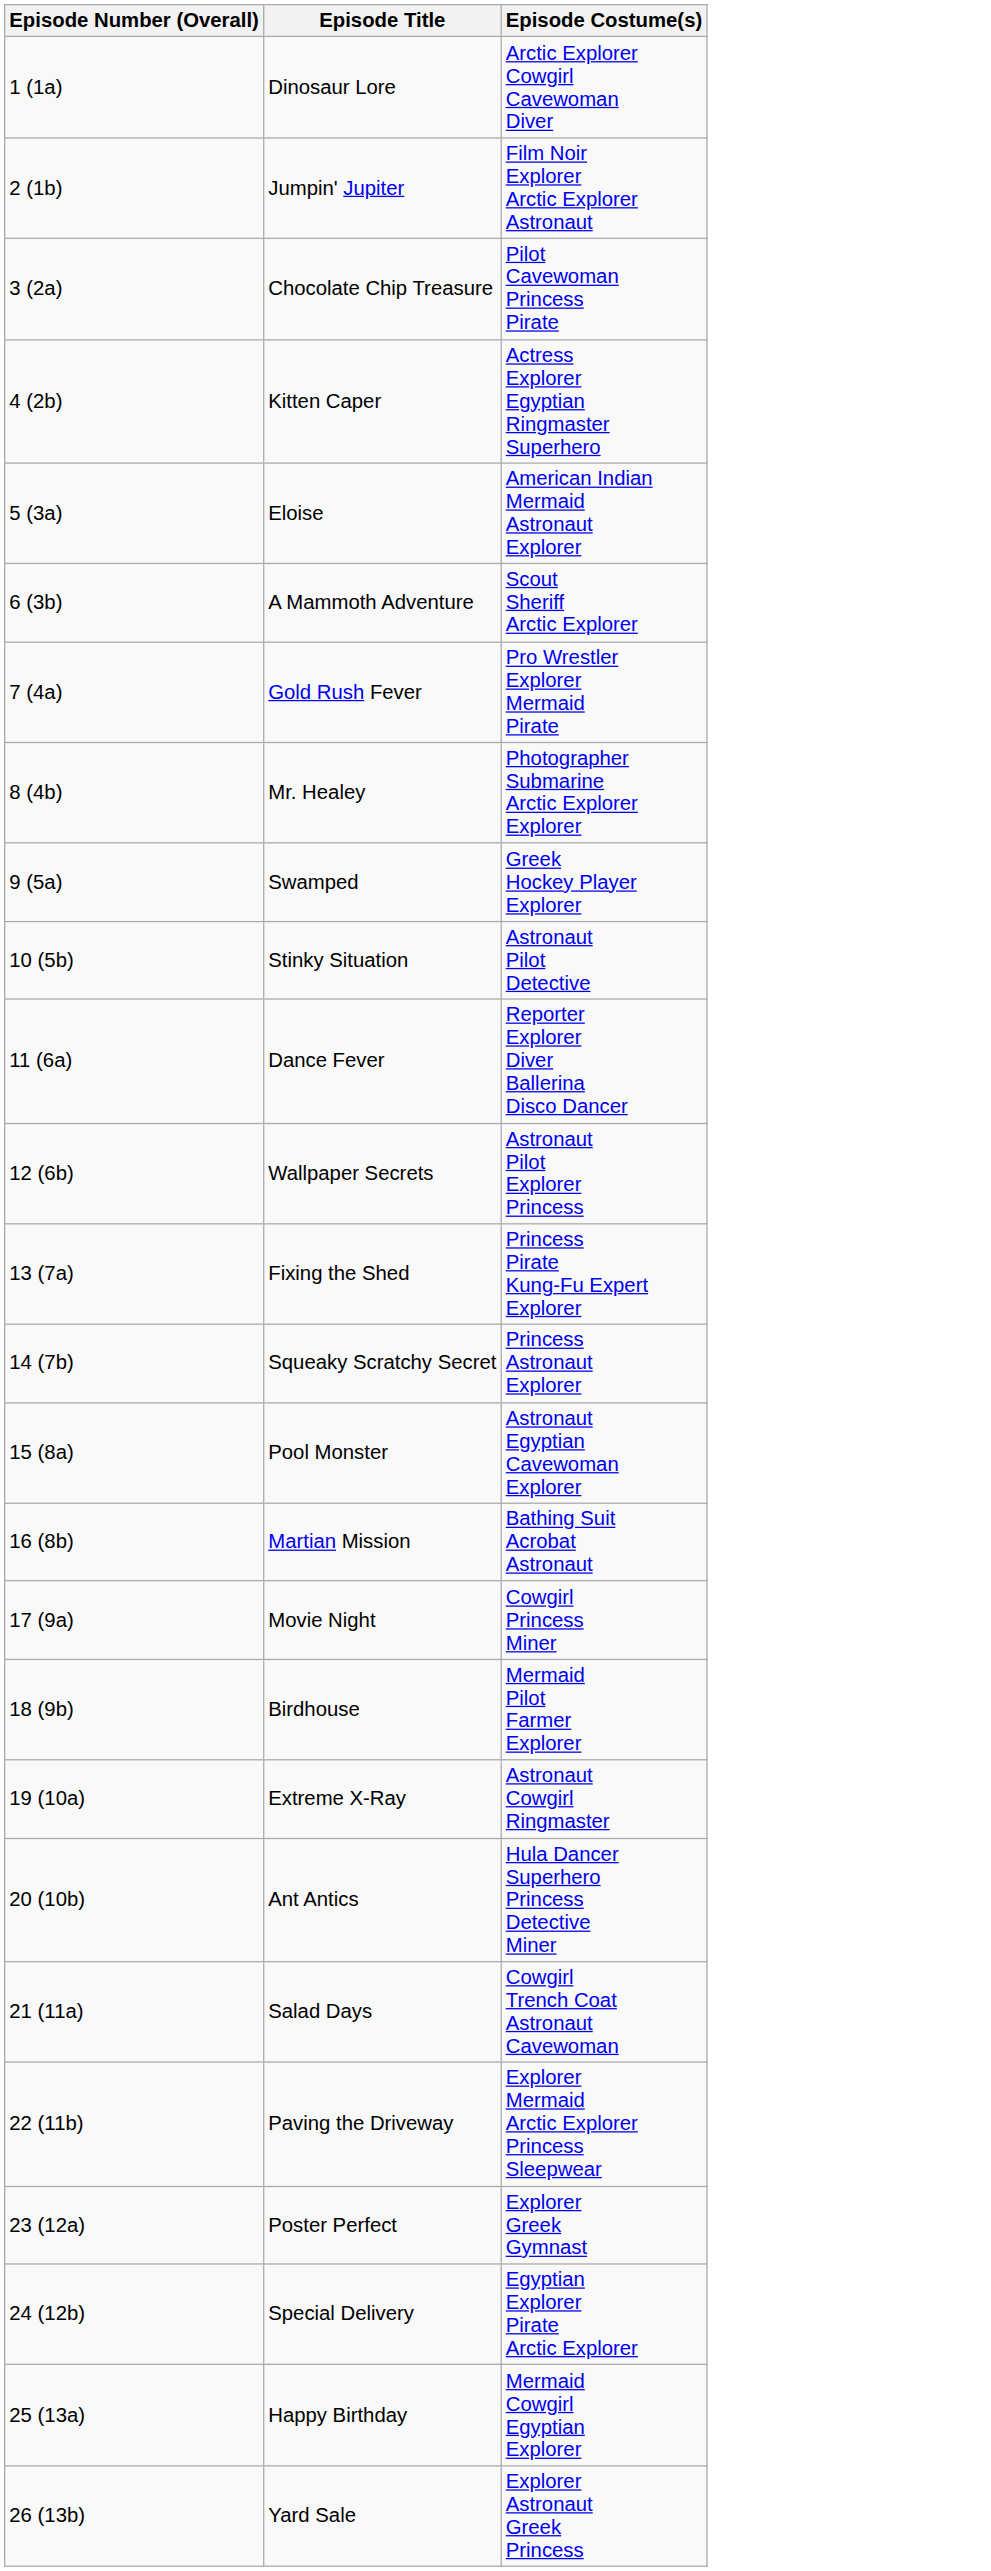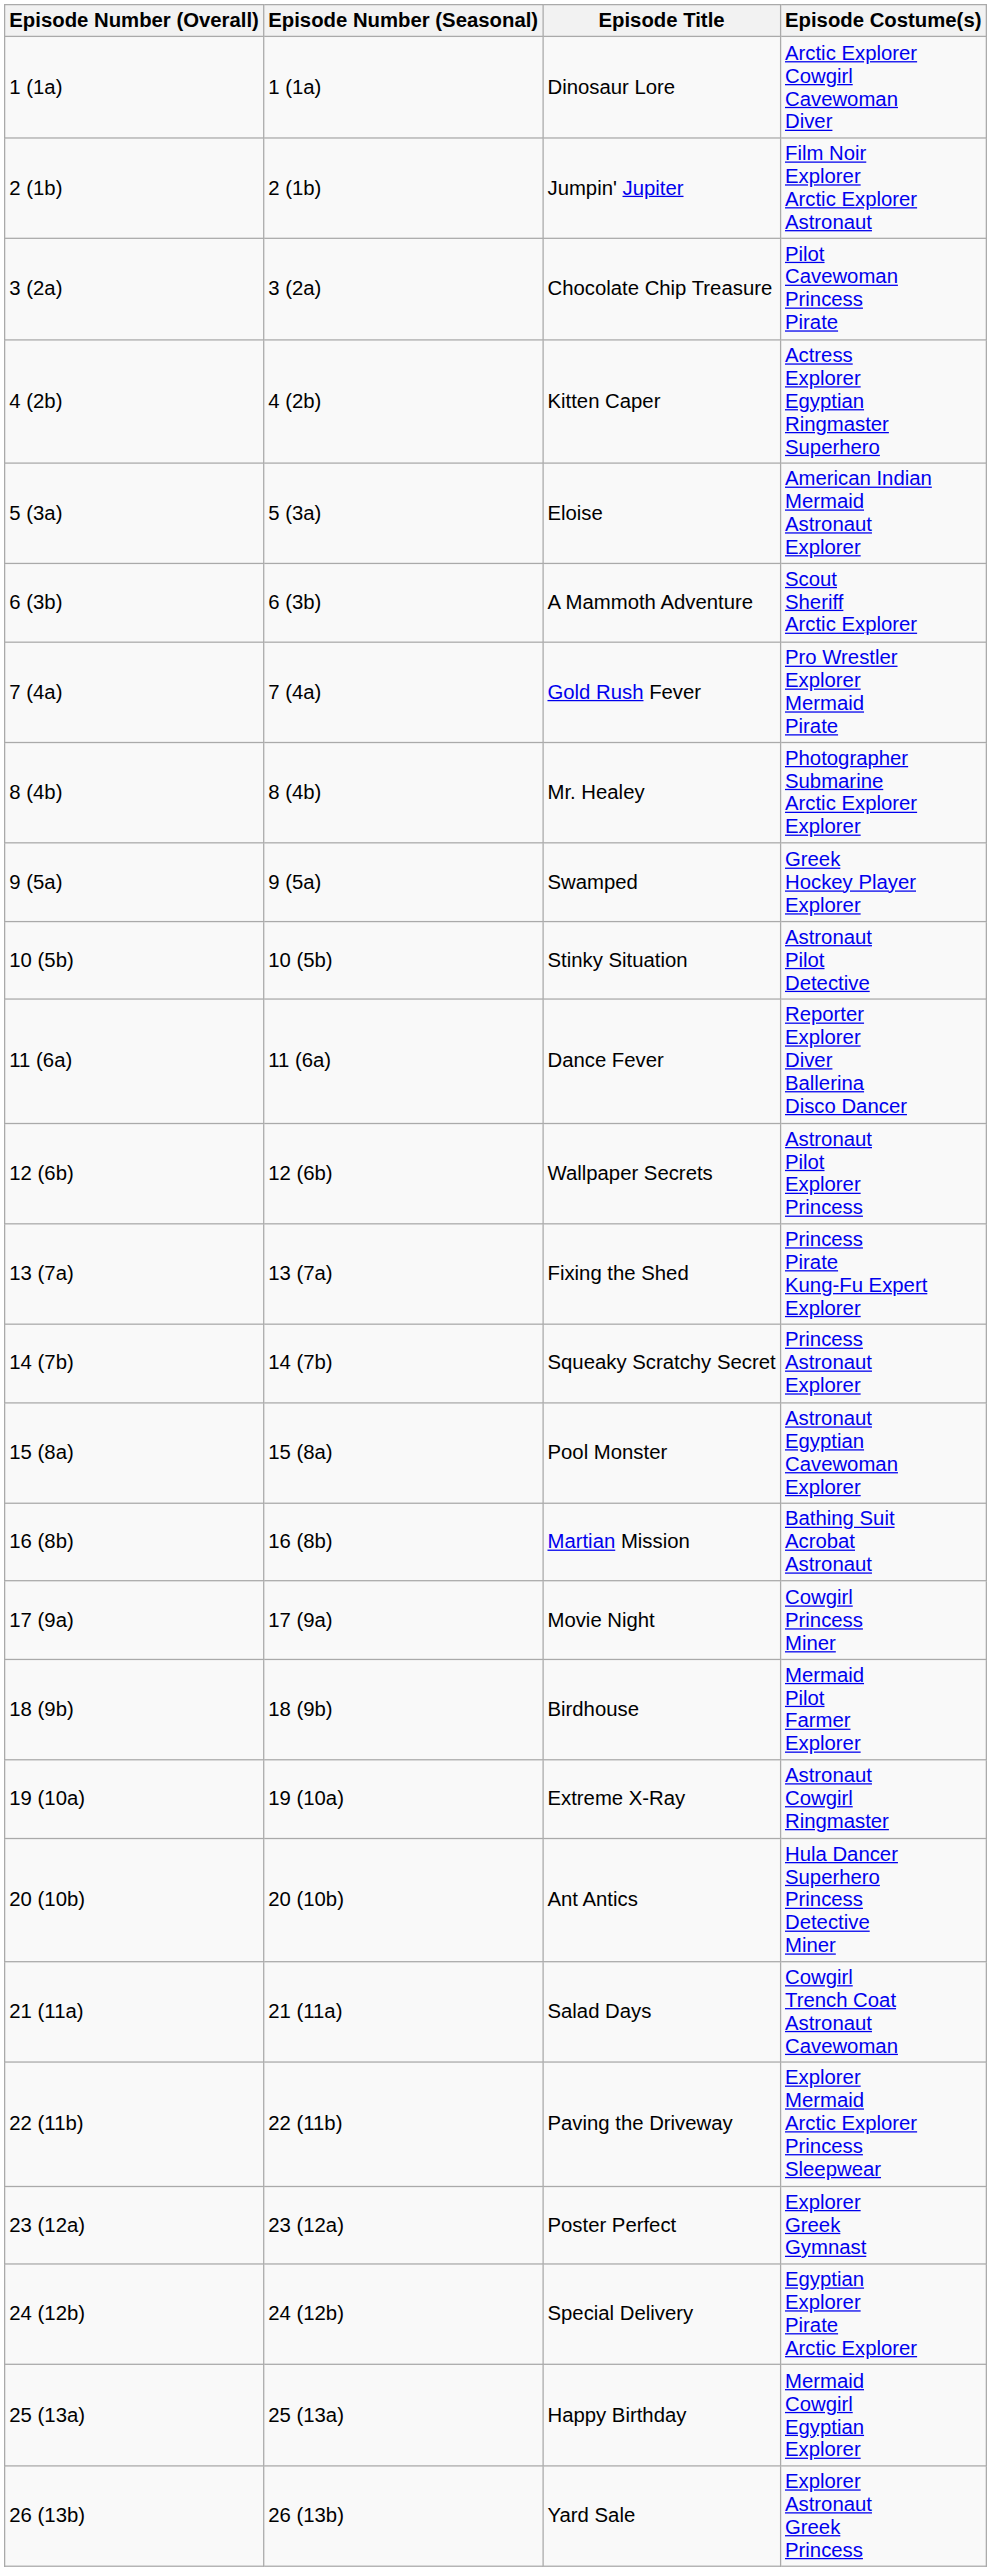+ column: (403, 20)
